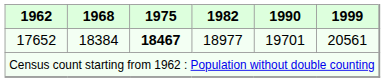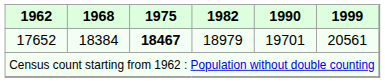(223, 40) 18977 -> (223, 40) 18979
